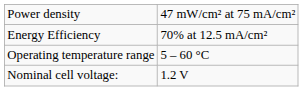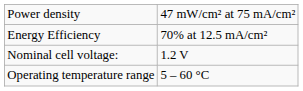rows swapped: (63, 75) <-> (81, 55)
